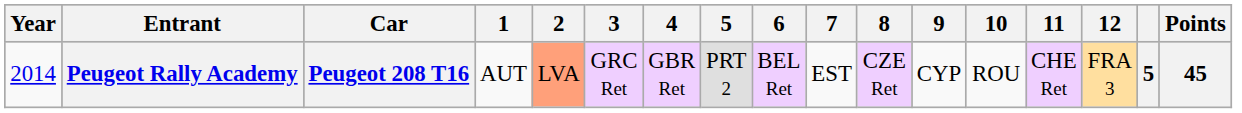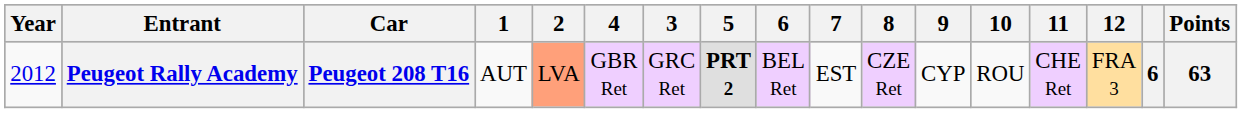columns swapped: (614, 22) <-> (672, 22)
(33, 74) 2014 -> (33, 74) 2012
(726, 73) normal -> (728, 74) bold
(1148, 74) 5 -> (1153, 74) 6
(1195, 74) 45 -> (1200, 74) 63
